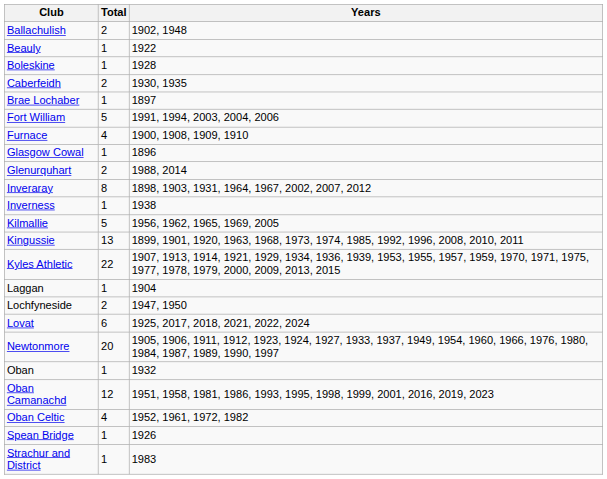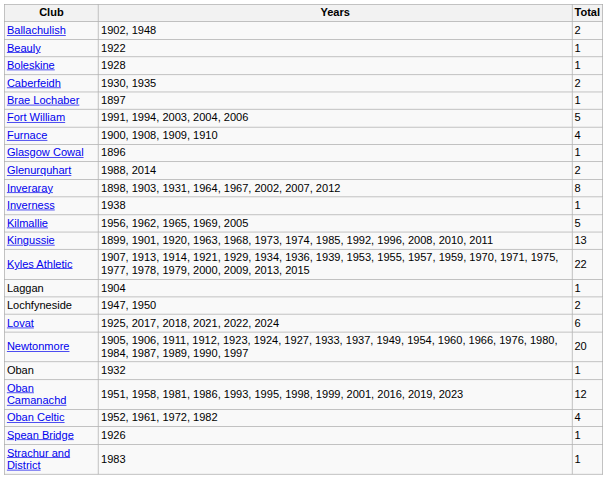columns swapped: (114, 13) <-> (366, 13)
